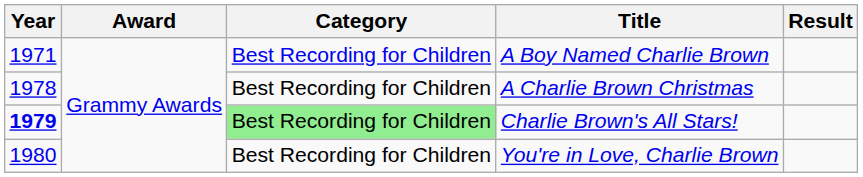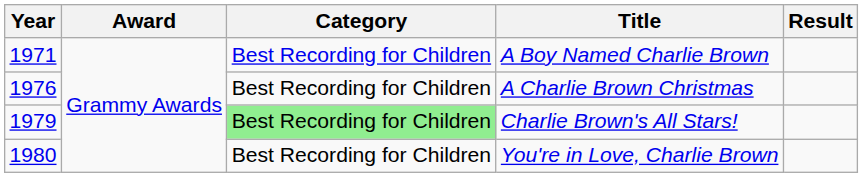(33, 88) 1978 -> (33, 88) 1976
(33, 121) bold -> (33, 121) normal
